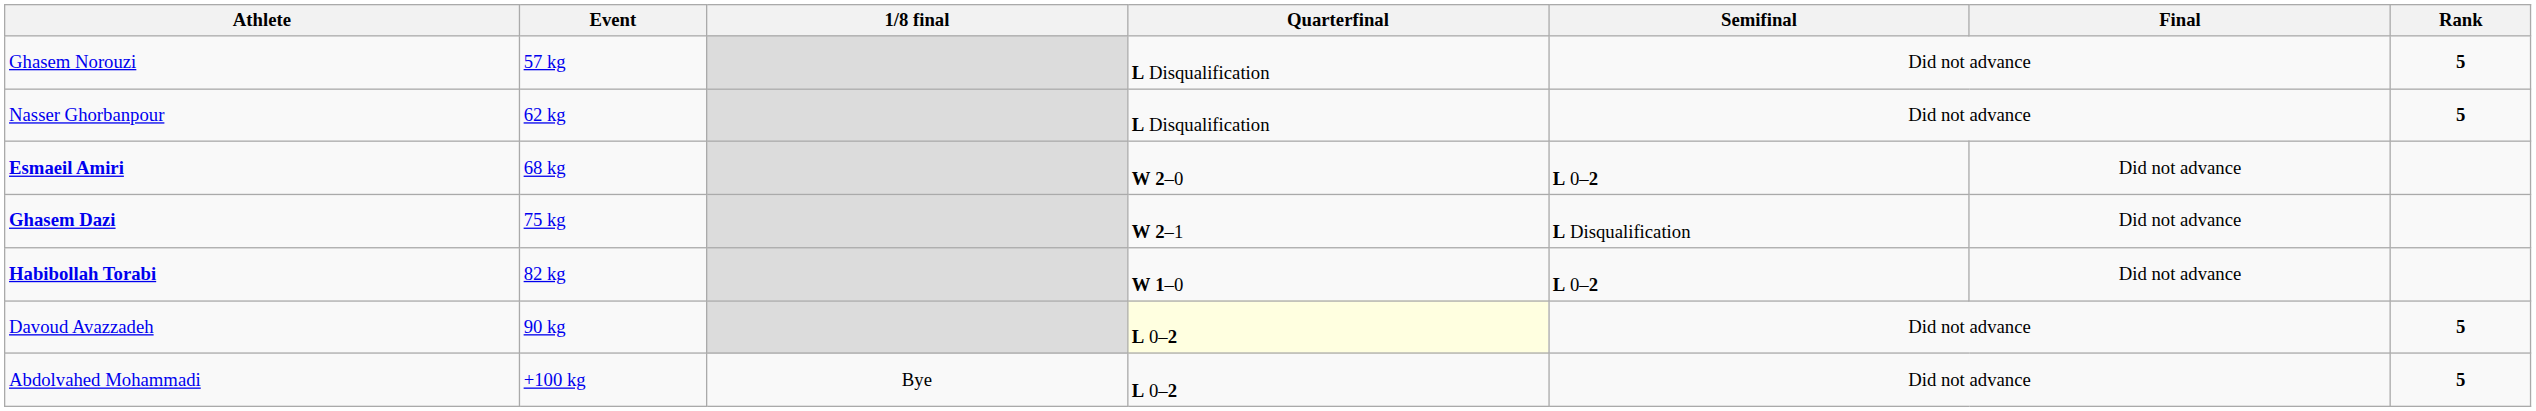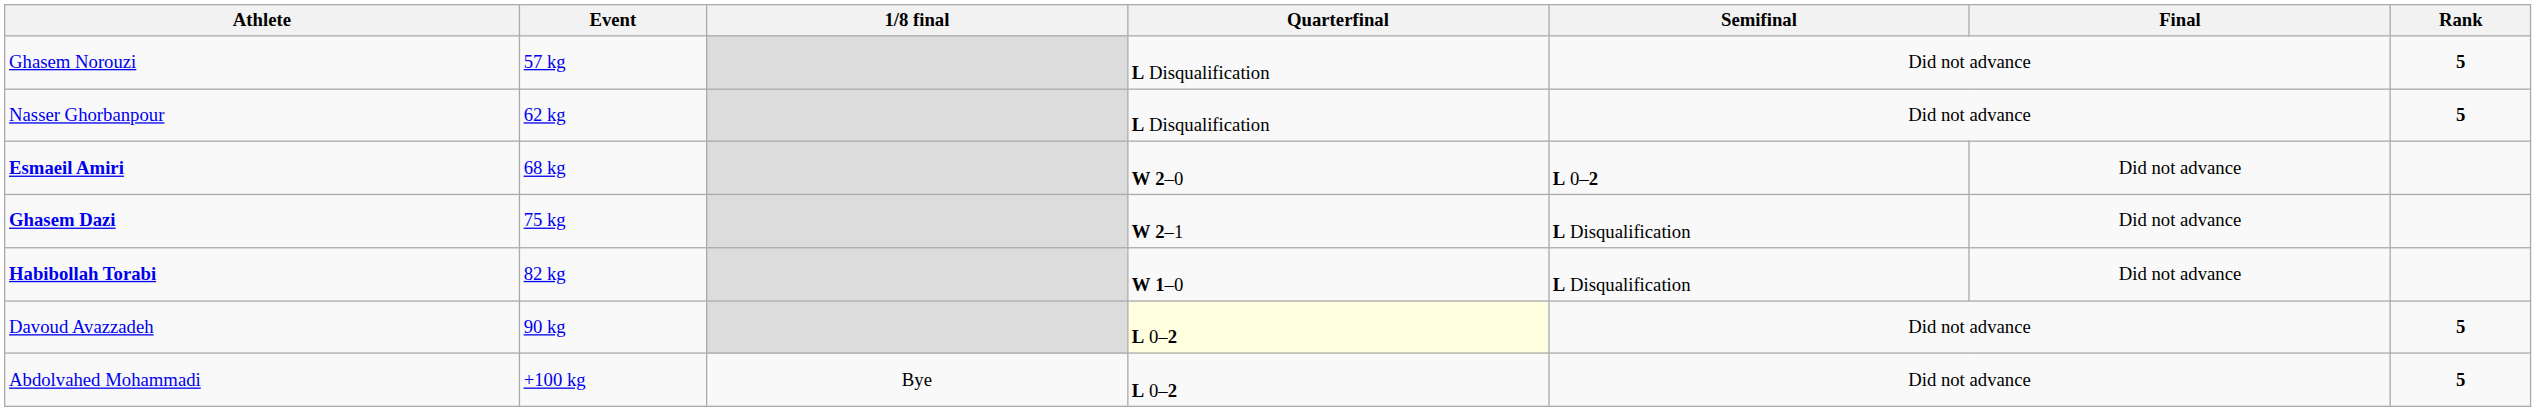(1575, 285) L 0–2 -> (1622, 285) L Disqualification
